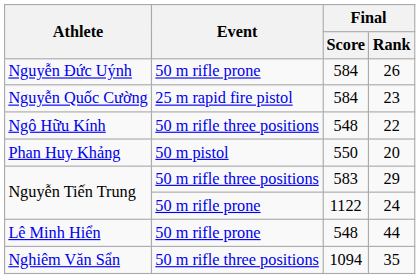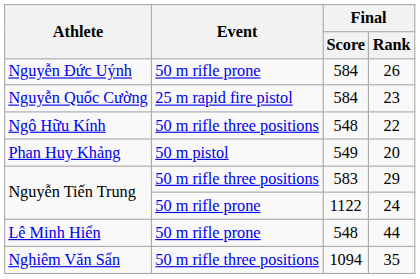(346, 152) 550 -> (346, 152) 549
